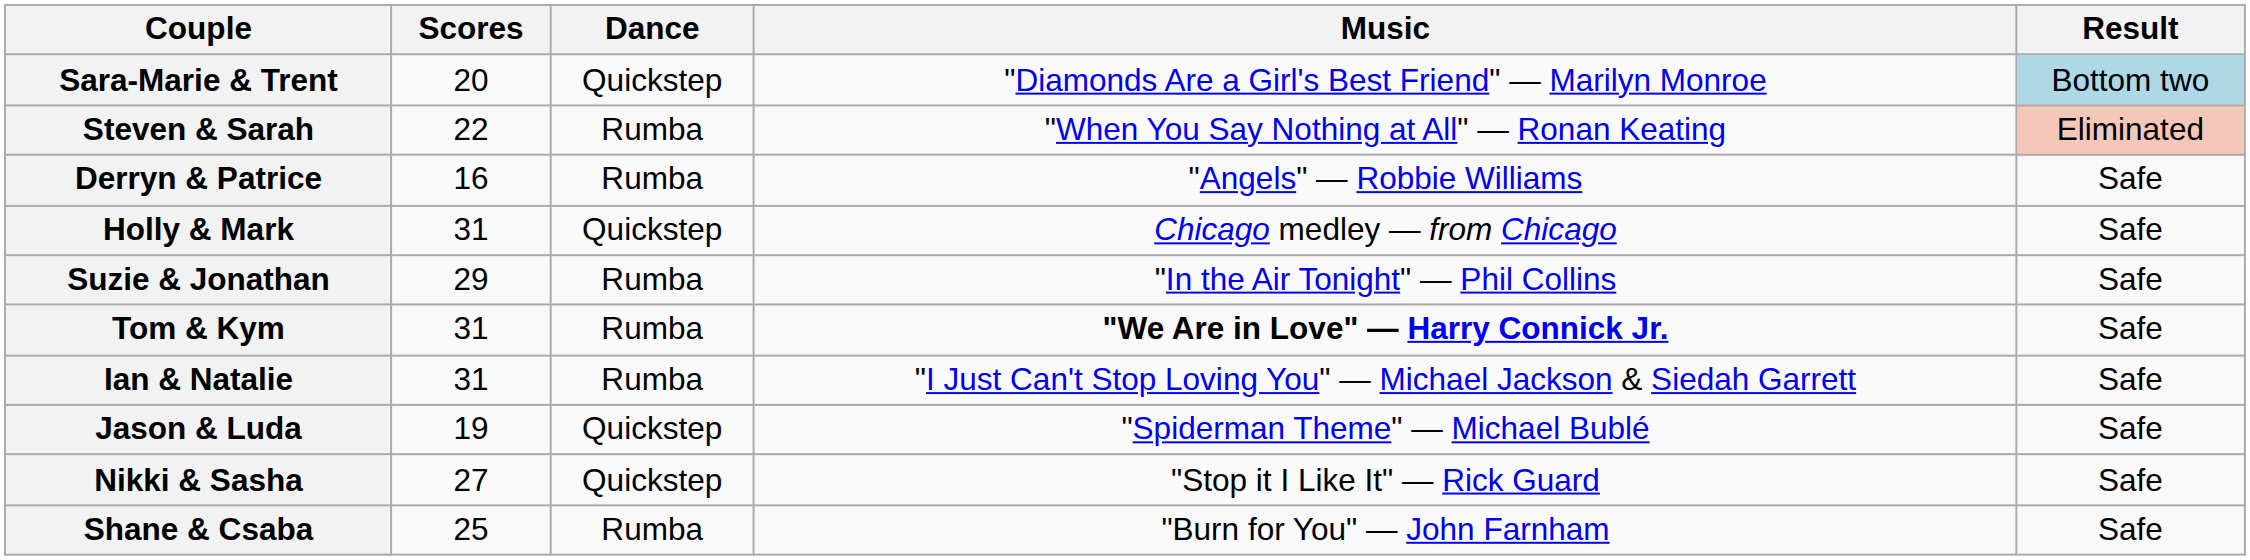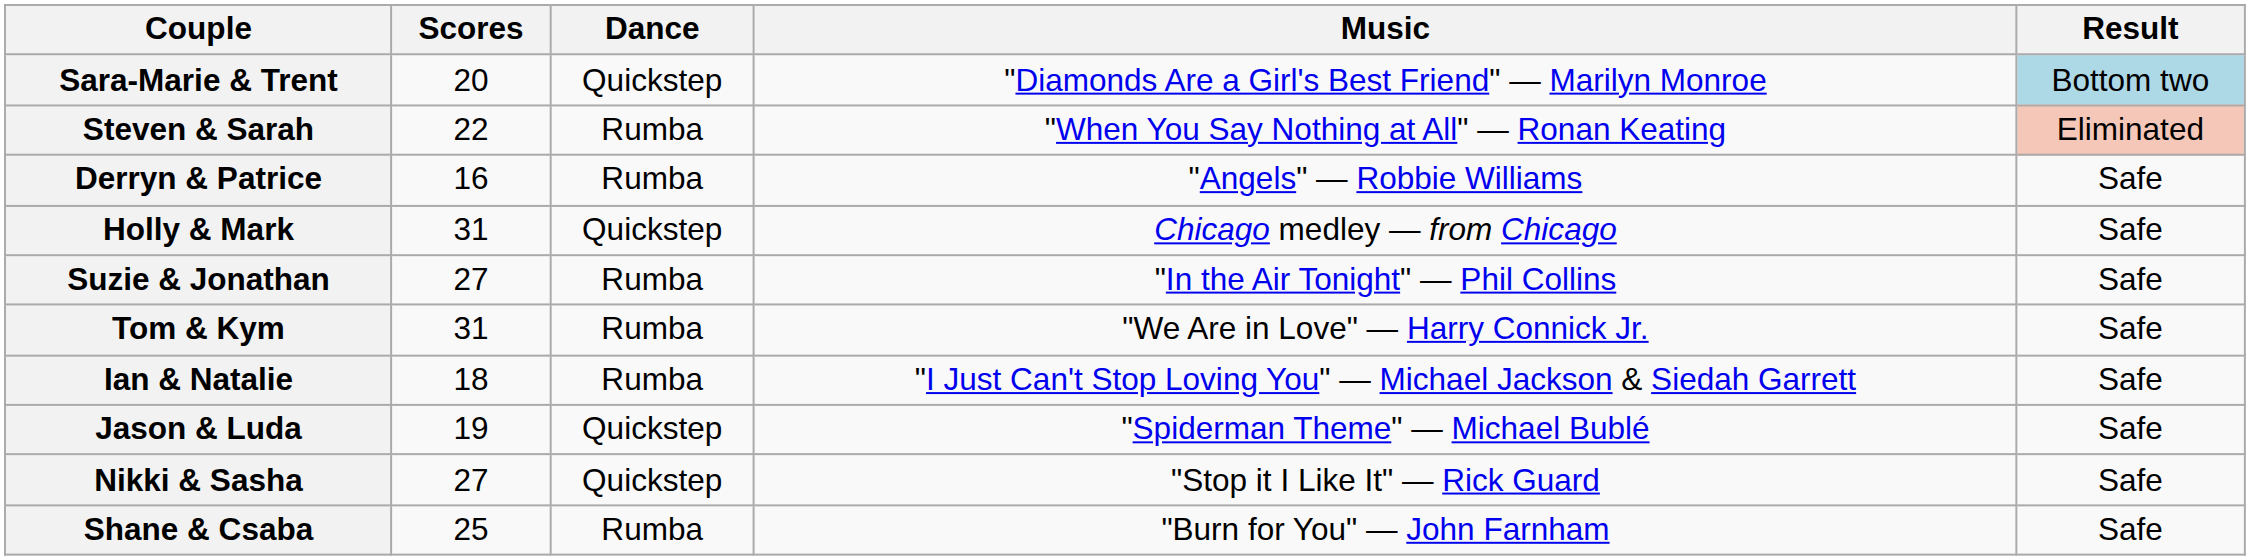(471, 279) 29 -> (471, 279) 27
(1385, 329) bold -> (1385, 329) normal
(471, 379) 31 -> (471, 379) 18
